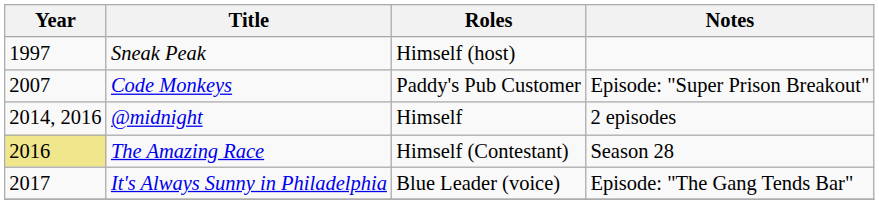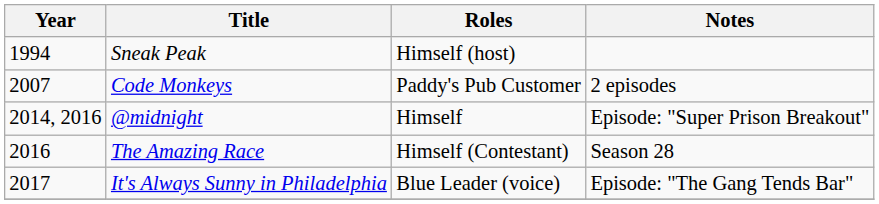(30, 53) 1997 -> (30, 53) 1994
(730, 85) Episode: "Super Prison Breakout" -> (633, 85) 2 episodes
(633, 118) 2 episodes -> (730, 118) Episode: "Super Prison Breakout"
(30, 150) khaki background -> (30, 150) no background
